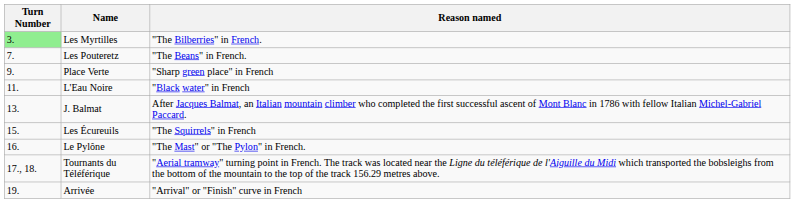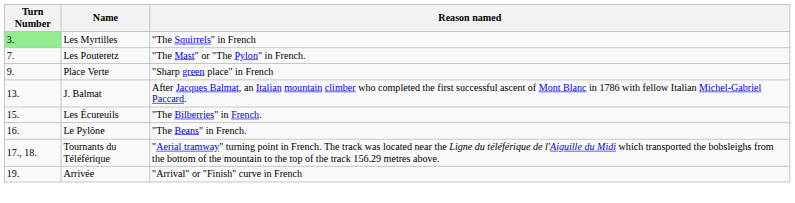(207, 39) "The Bilberries" in French. -> (204, 39) "The Squirrels" in French
(199, 55) "The Beans" in French. -> (229, 55) "The Mast" or "The Pylon" in French.
- row: (88, 87)
(204, 131) "The Squirrels" in French -> (207, 115) "The Bilberries" in French.
(229, 147) "The Mast" or "The Pylon" in French. -> (199, 131) "The Beans" in French.
